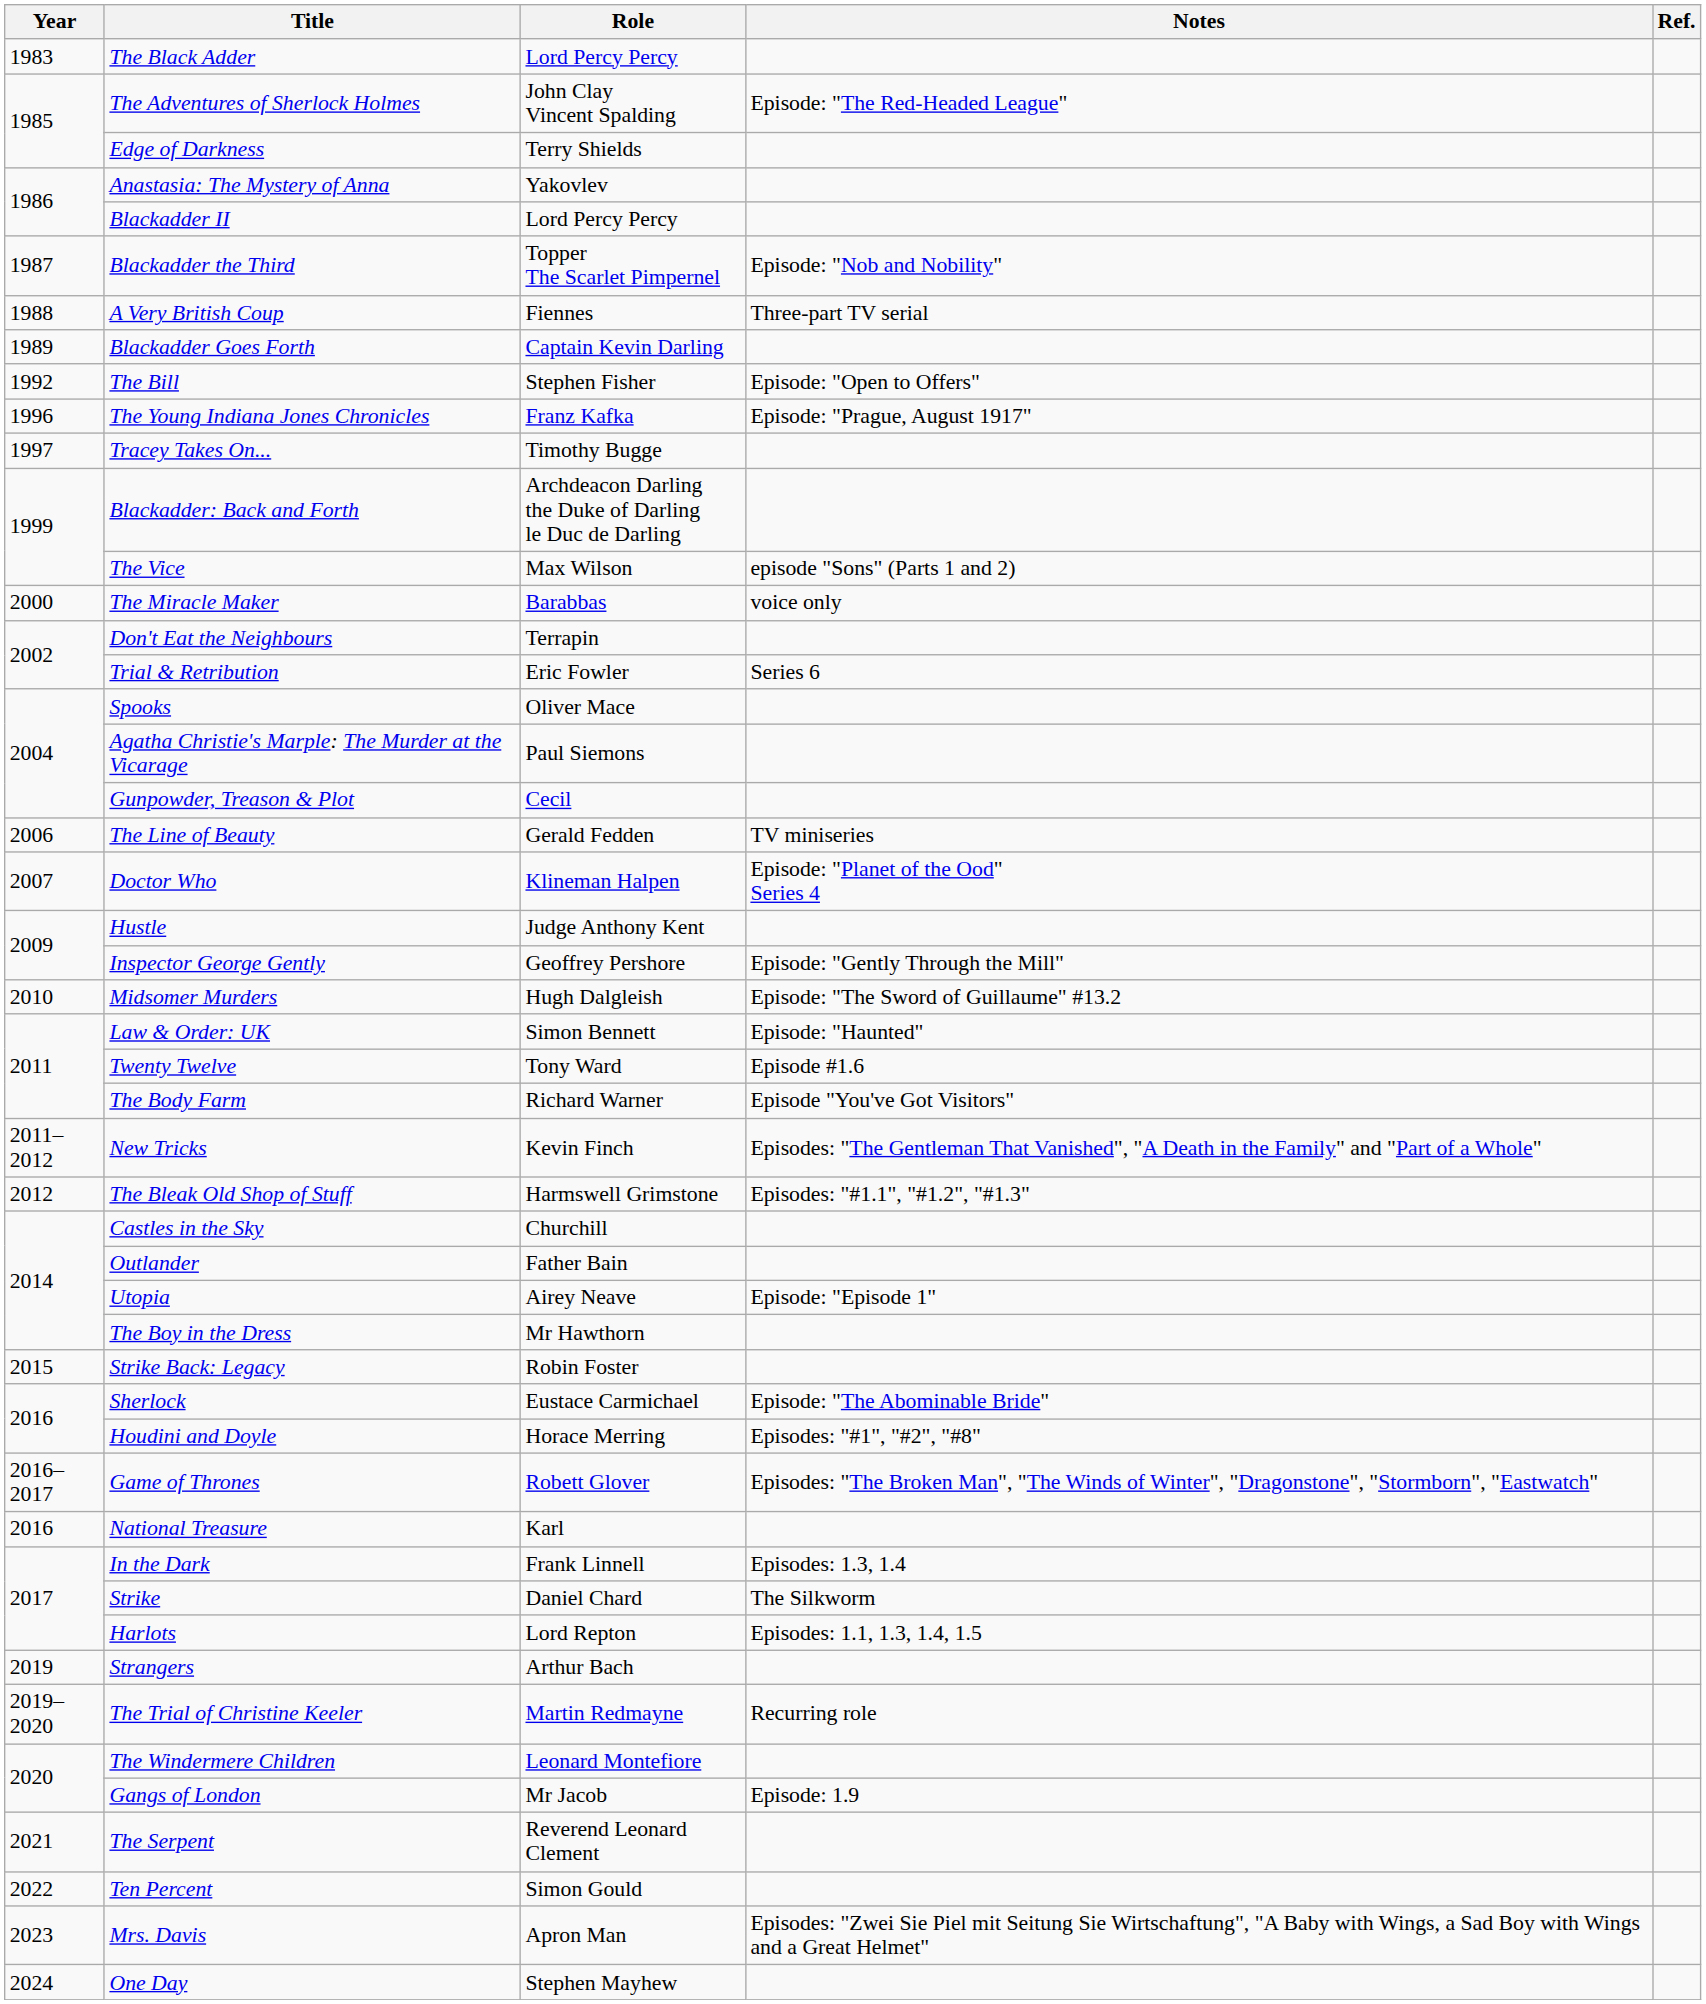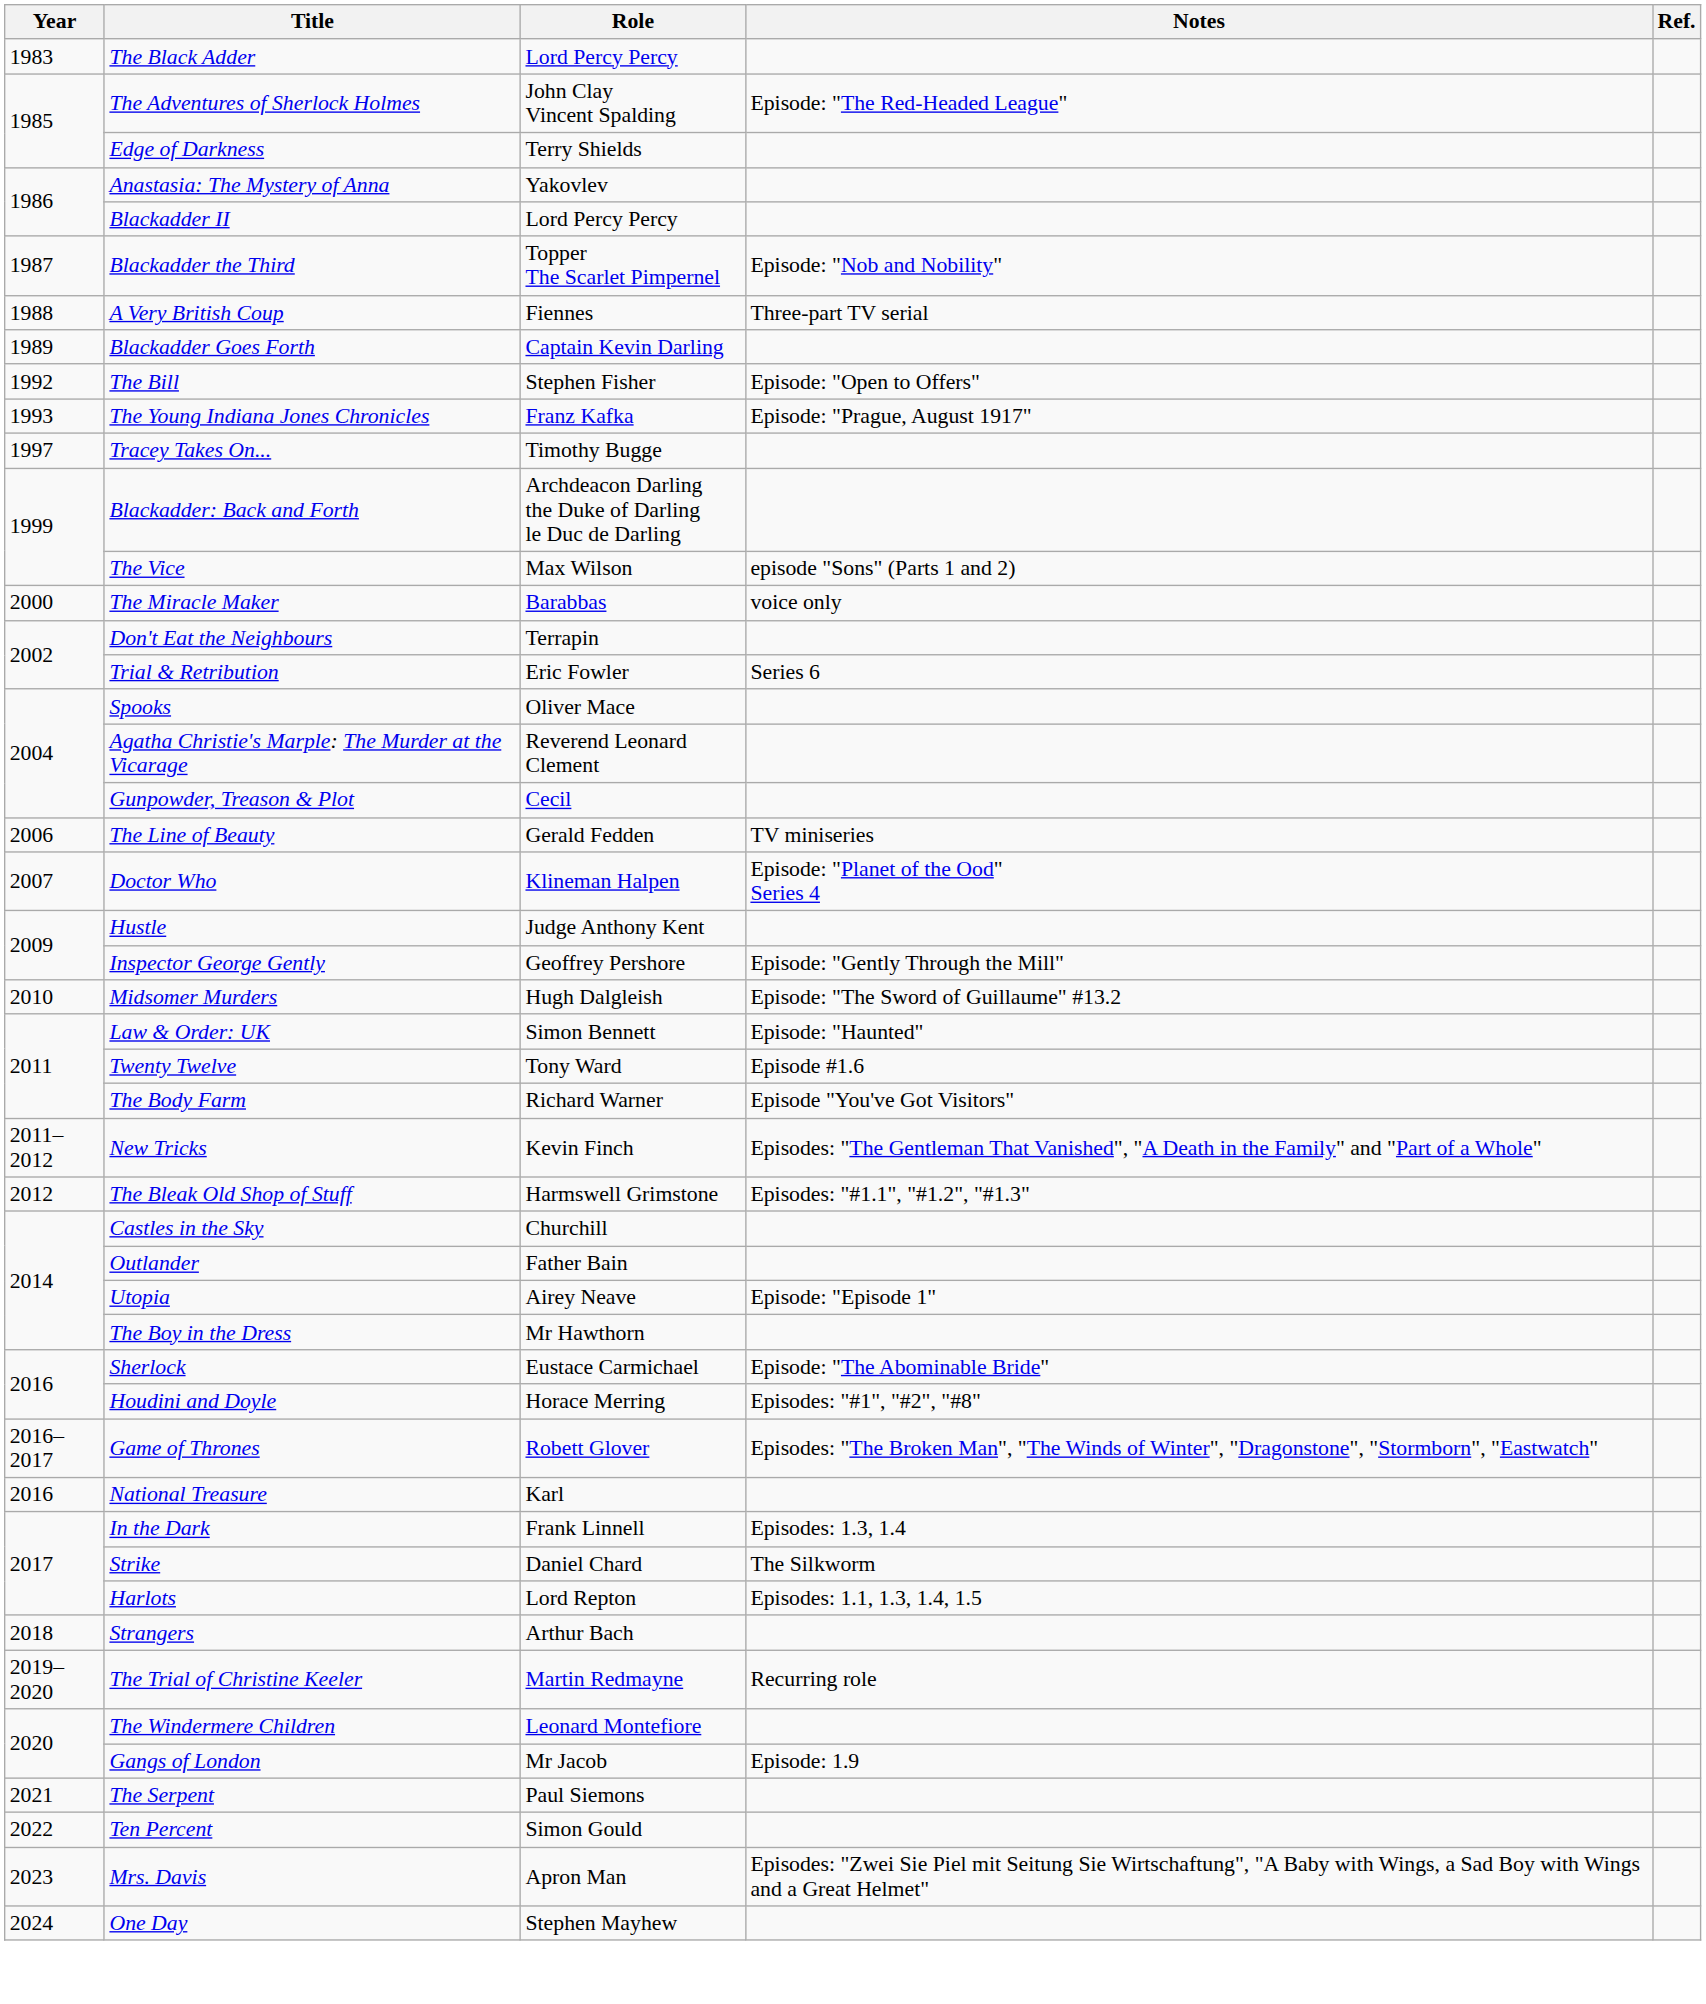(31, 415) 1996 -> (31, 415) 1993
(585, 753) Paul Siemons -> (606, 753) Reverend Leonard Clement
- row: (197, 1366)
(31, 1667) 2019 -> (31, 1632) 2018
(606, 1841) Reverend Leonard Clement -> (585, 1795) Paul Siemons
